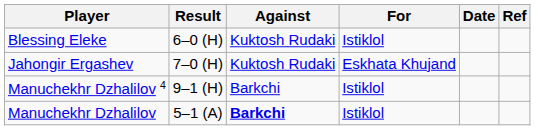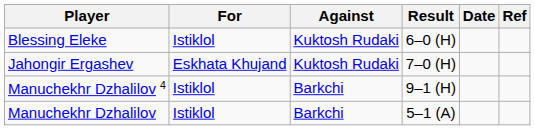columns swapped: (399, 16) <-> (198, 16)
(258, 113) bold -> (319, 113) normal
